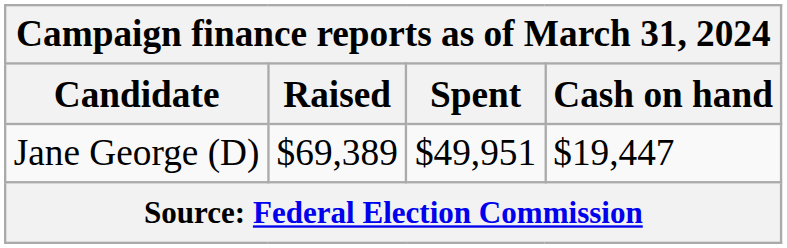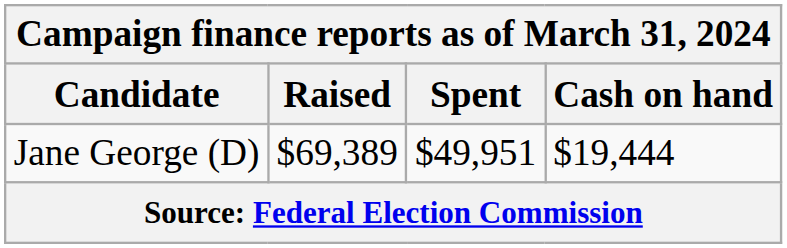(614, 152) $19,447 -> (614, 152) $19,444
